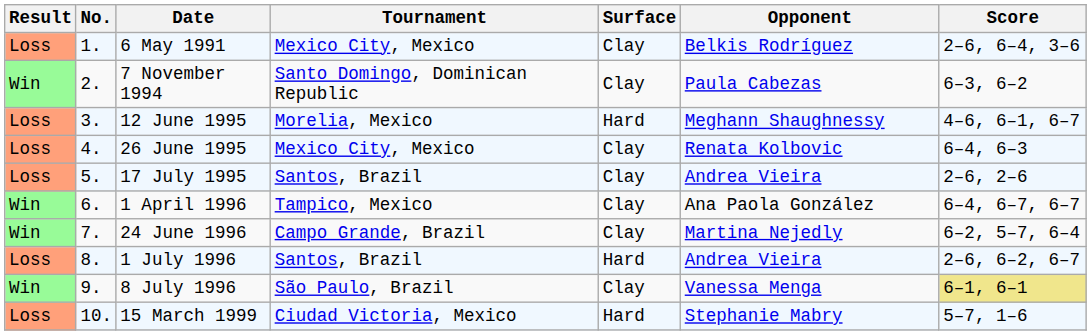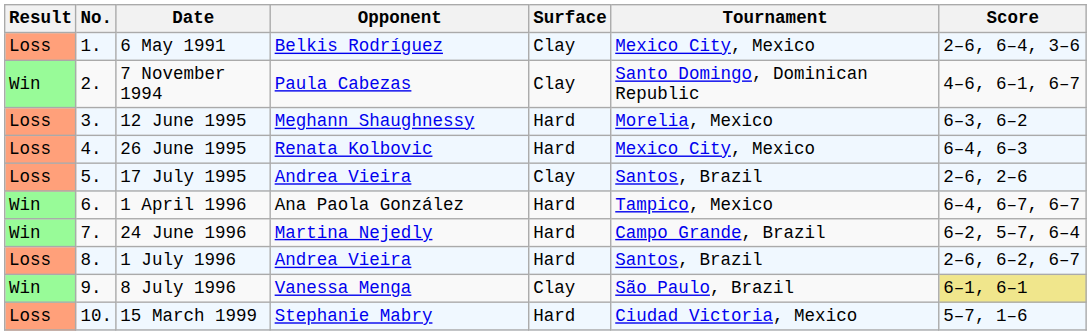columns swapped: (434, 18) <-> (810, 18)
(985, 84) 6–3, 6–2 -> (1012, 84) 4–6, 6–1, 6–7
(1012, 121) 4–6, 6–1, 6–7 -> (985, 121) 6–3, 6–2
(624, 149) Clay -> (554, 149) Hard
(624, 205) Clay -> (554, 205) Hard
(624, 233) Clay -> (554, 233) Hard
